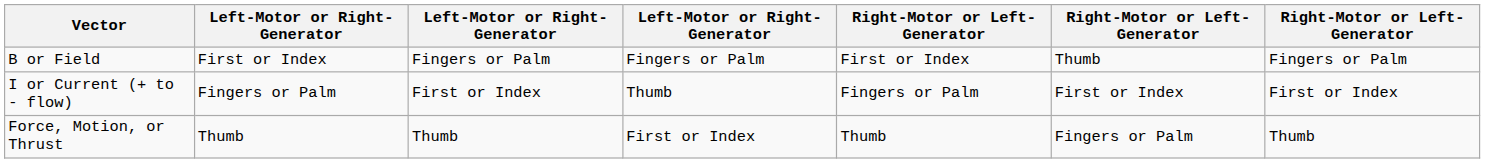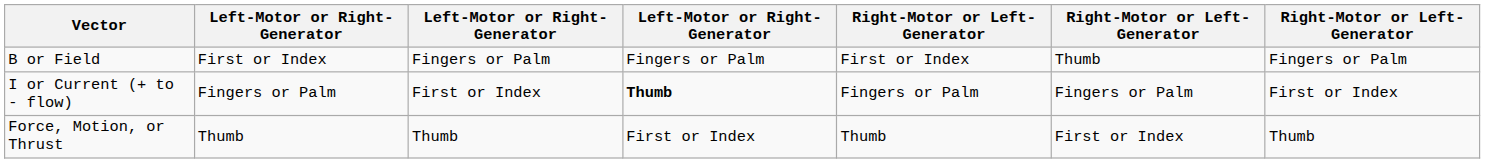(649, 94) normal -> (649, 94) bold
(1119, 94) First or Index -> (1124, 94) Fingers or Palm
(1124, 136) Fingers or Palm -> (1119, 136) First or Index
